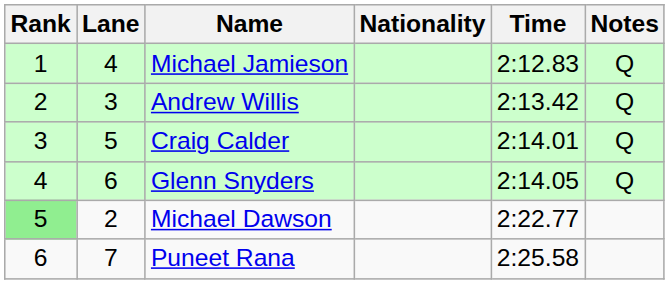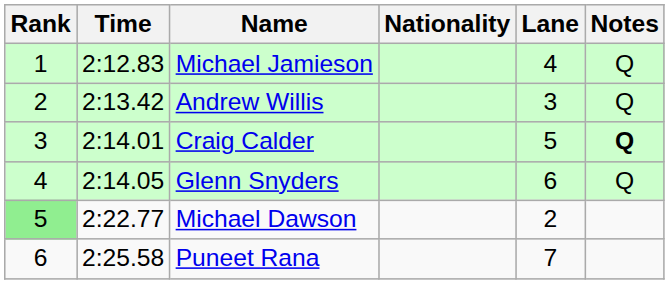columns swapped: (111, 24) <-> (538, 24)
(625, 141) normal -> (625, 141) bold
